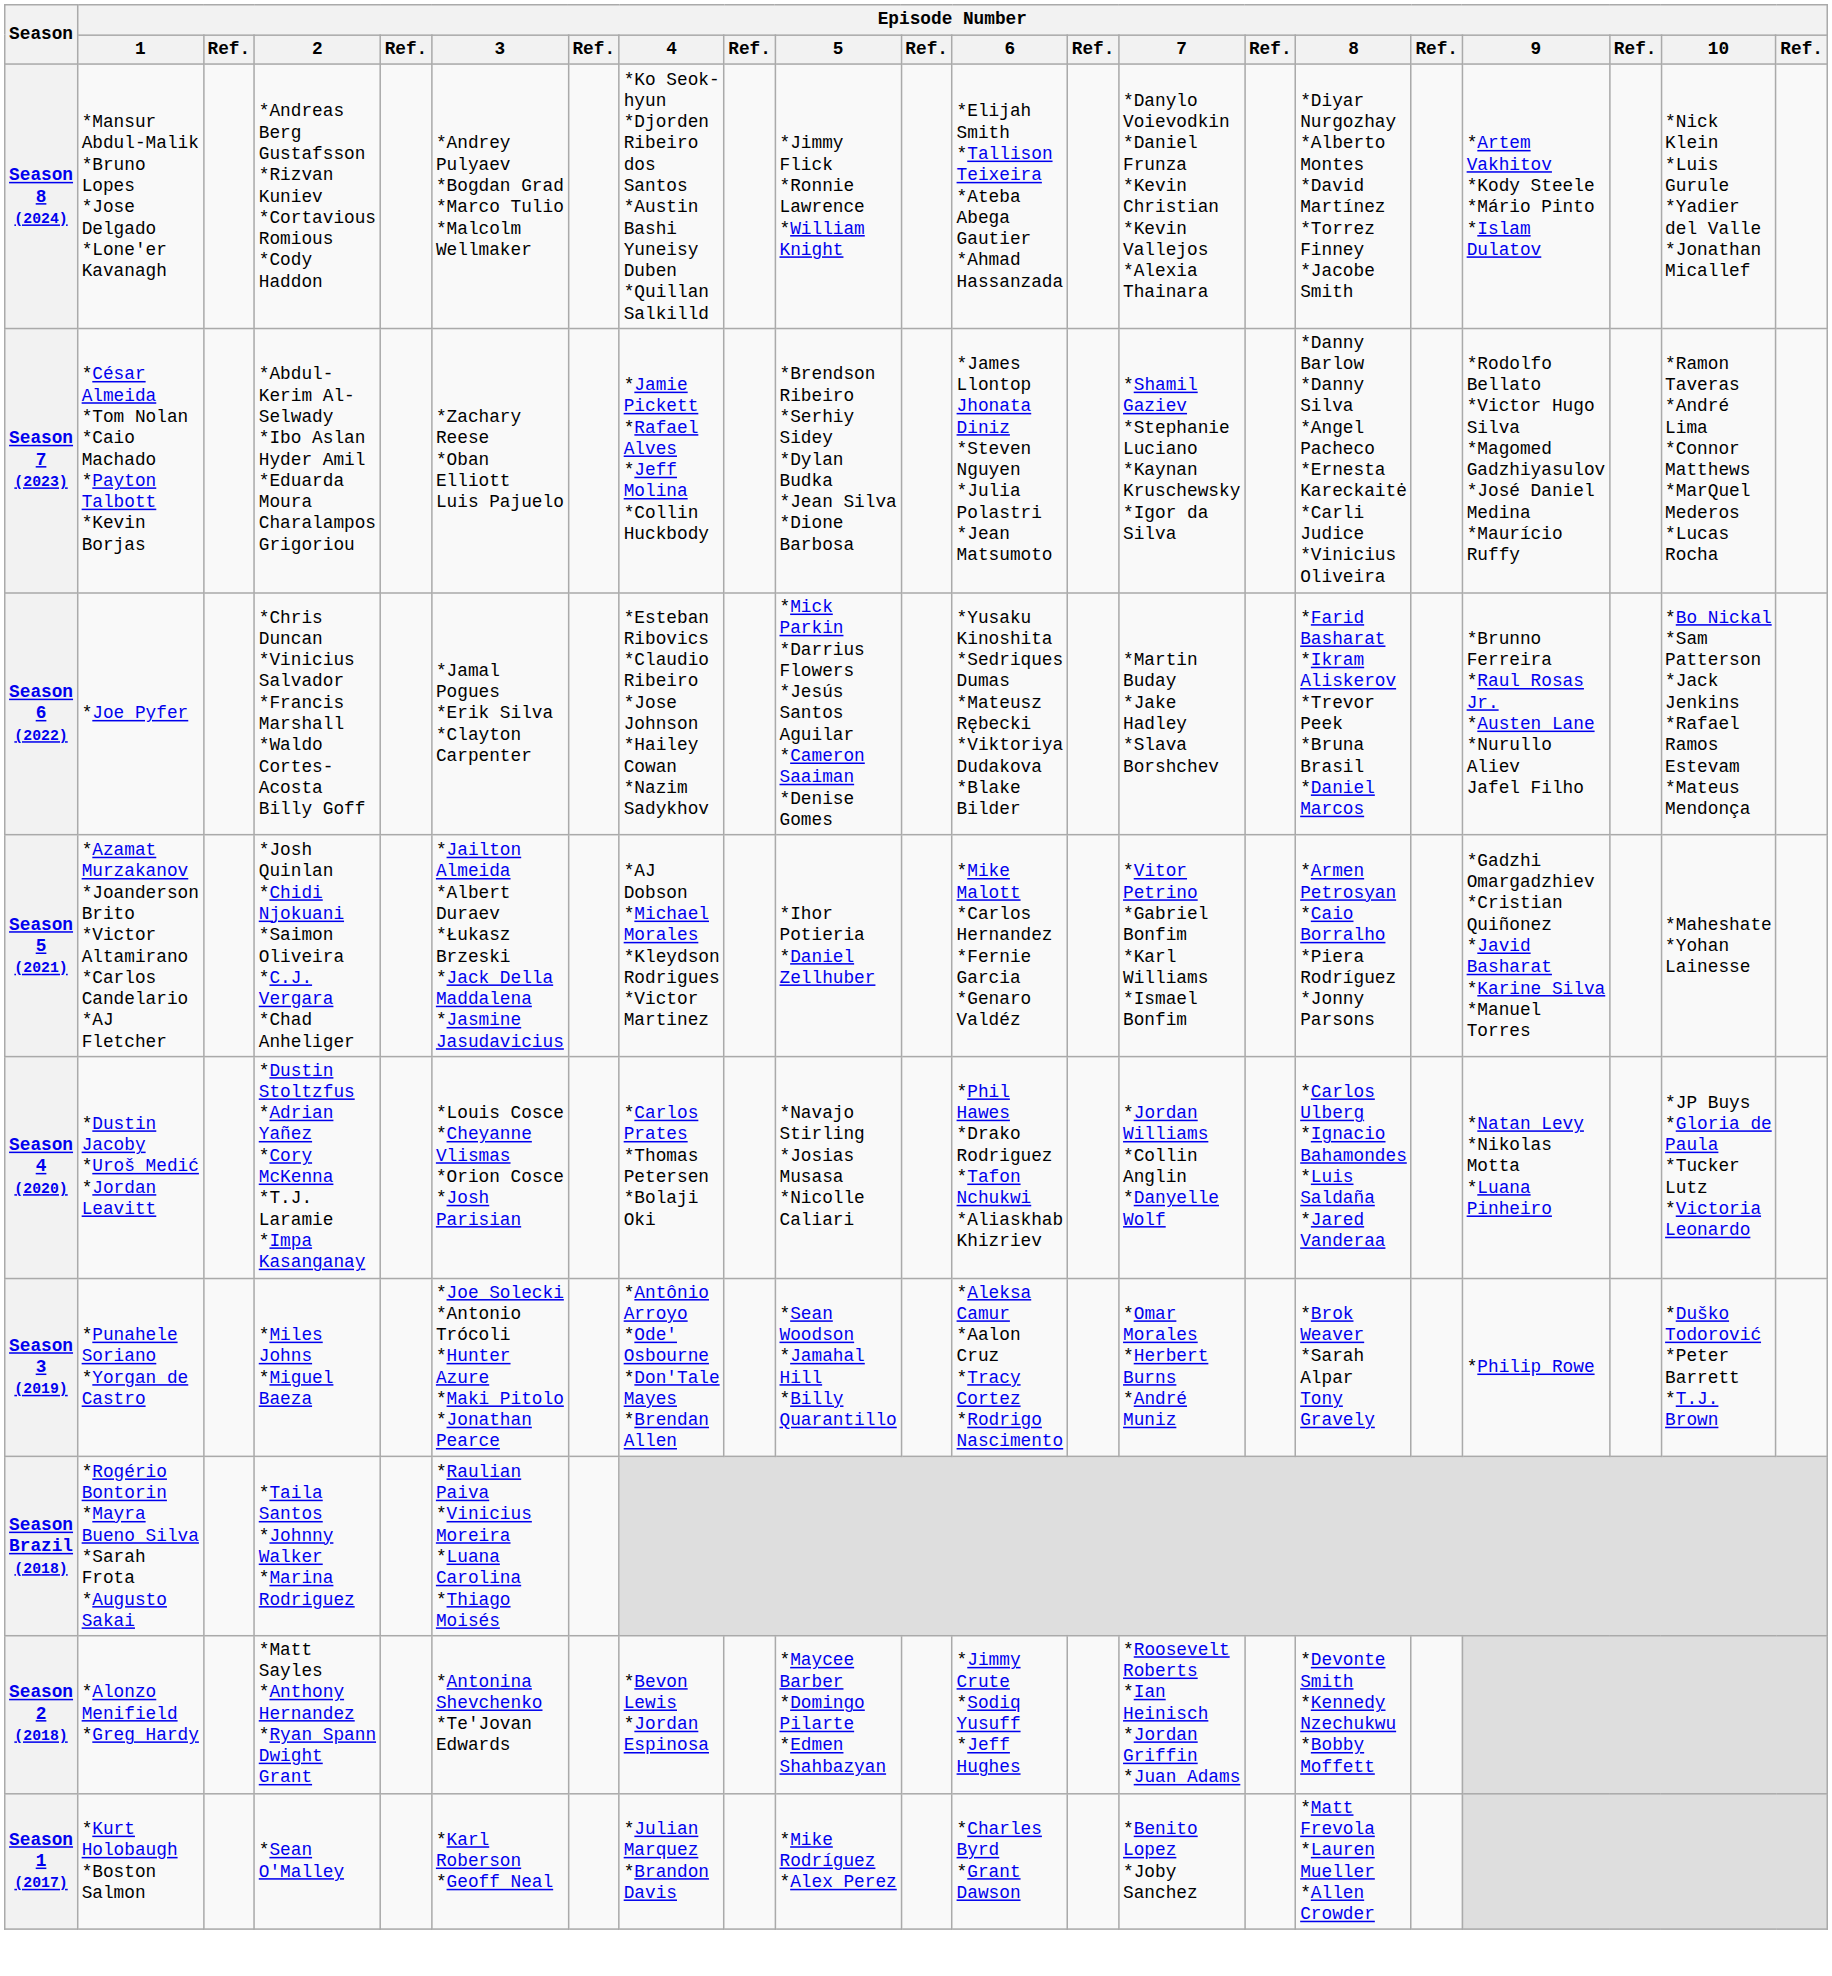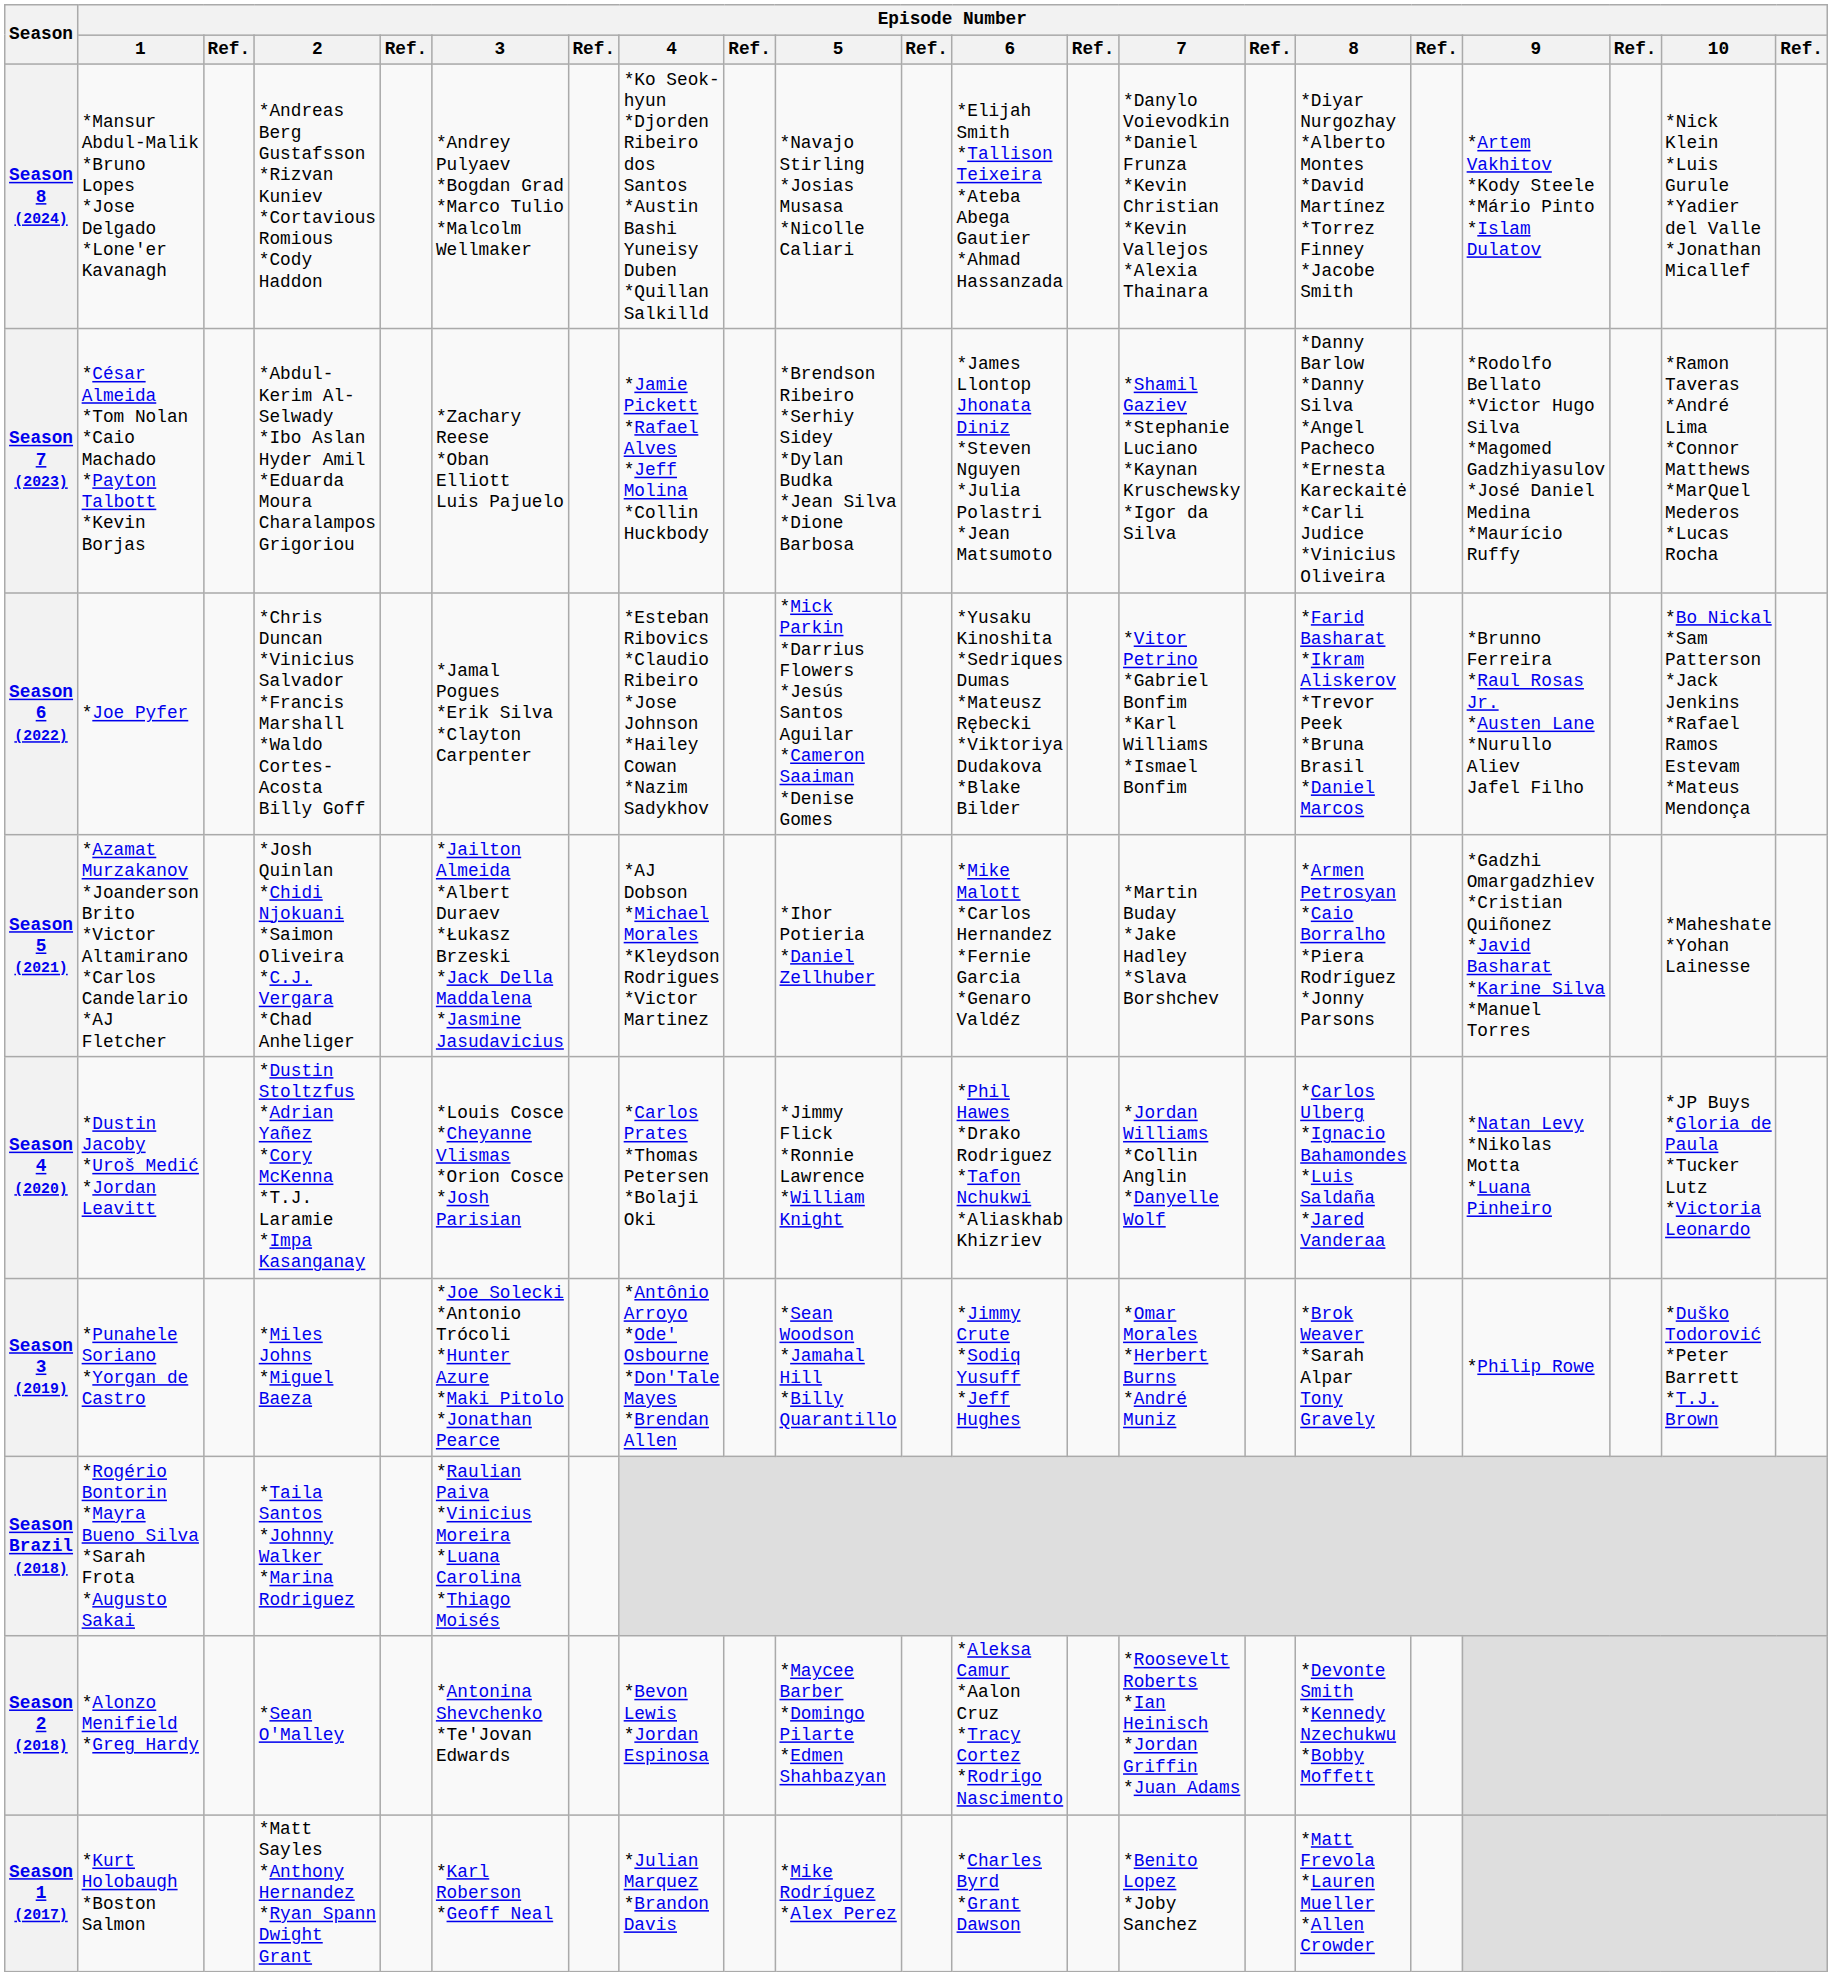(822, 196) *Jimmy Flick *Ronnie Lawrence *William Knight -> (822, 196) *Navajo Stirling *Josias Musasa *Nicolle Caliari
(1171, 713) *Martin Buday *Jake Hadley *Slava Borshchev -> (1166, 713) *Vitor Petrino *Gabriel Bonfim *Karl Williams *Ismael Bonfim
(1166, 945) *Vitor Petrino *Gabriel Bonfim *Karl Williams *Ismael Bonfim -> (1171, 945) *Martin Buday *Jake Hadley *Slava Borshchev
(822, 1167) *Navajo Stirling *Josias Musasa *Nicolle Caliari -> (822, 1167) *Jimmy Flick *Ronnie Lawrence *William Knight
(1010, 1367) *Aleksa Camur *Aalon Cruz *Tracy Cortez *Rodrigo Nascimento -> (989, 1367) *Jimmy Crute *Sodiq Yusuff *Jeff Hughes
(317, 1714) *Matt Sayles *Anthony Hernandez *Ryan Spann Dwight Grant -> (301, 1725) *Sean O'Malley
(989, 1714) *Jimmy Crute *Sodiq Yusuff *Jeff Hughes -> (1010, 1725) *Aleksa Camur *Aalon Cruz *Tracy Cortez *Rodrigo Nascimento
(301, 1861) *Sean O'Malley -> (317, 1893) *Matt Sayles *Anthony Hernandez *Ryan Spann Dwight Grant
